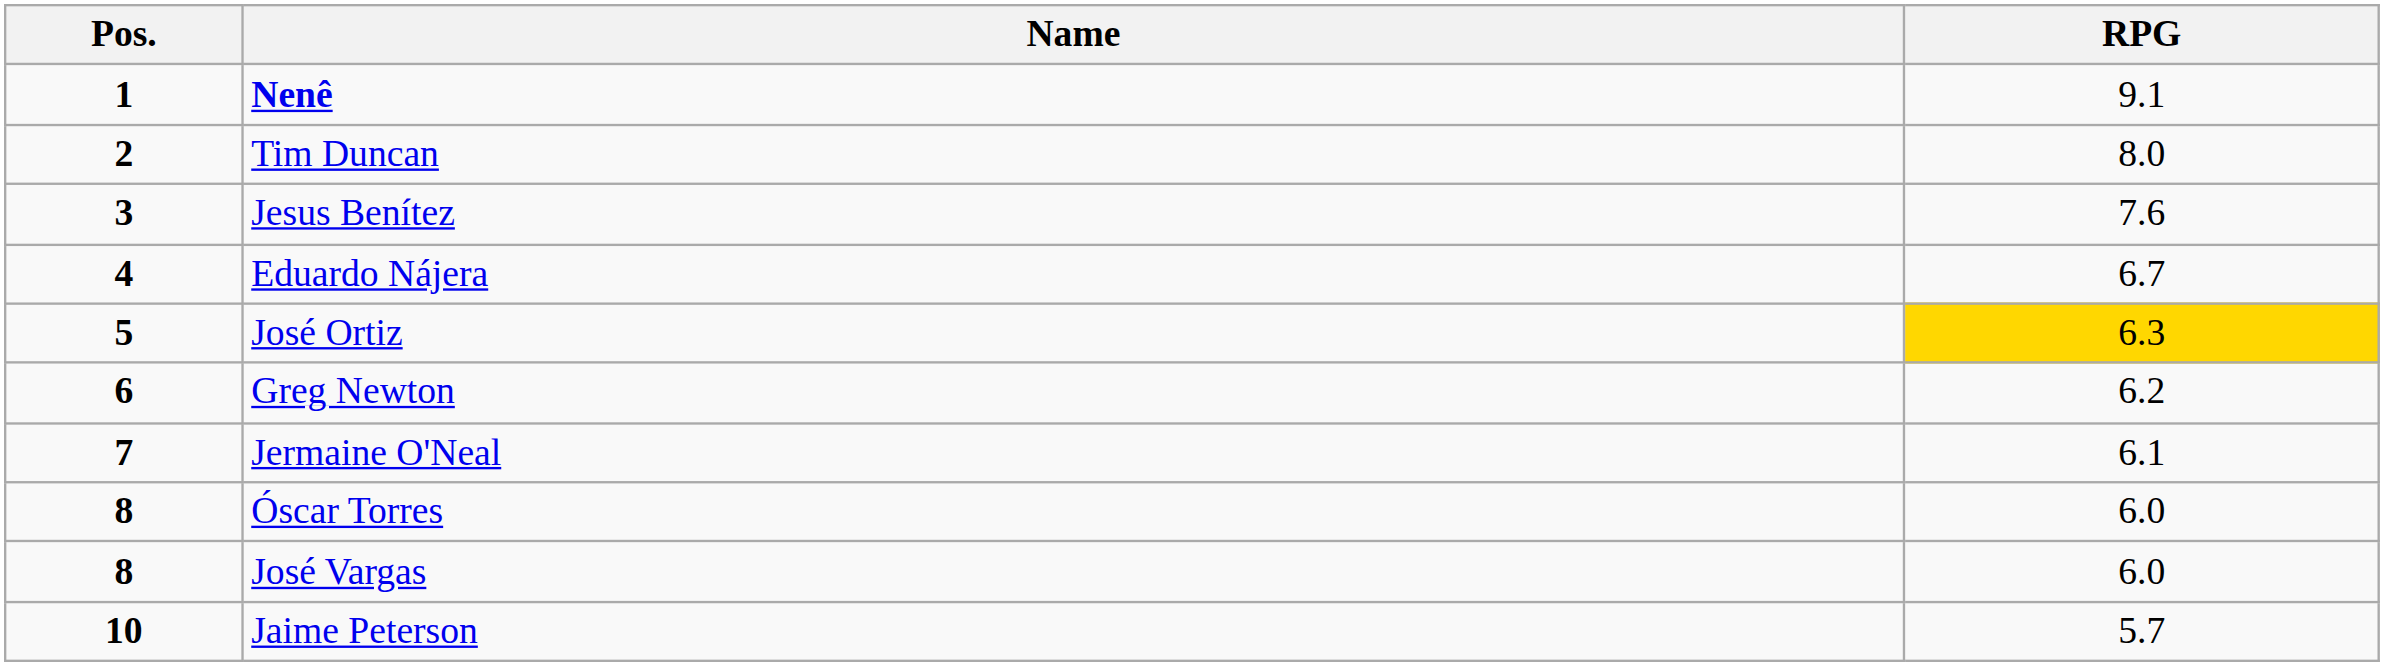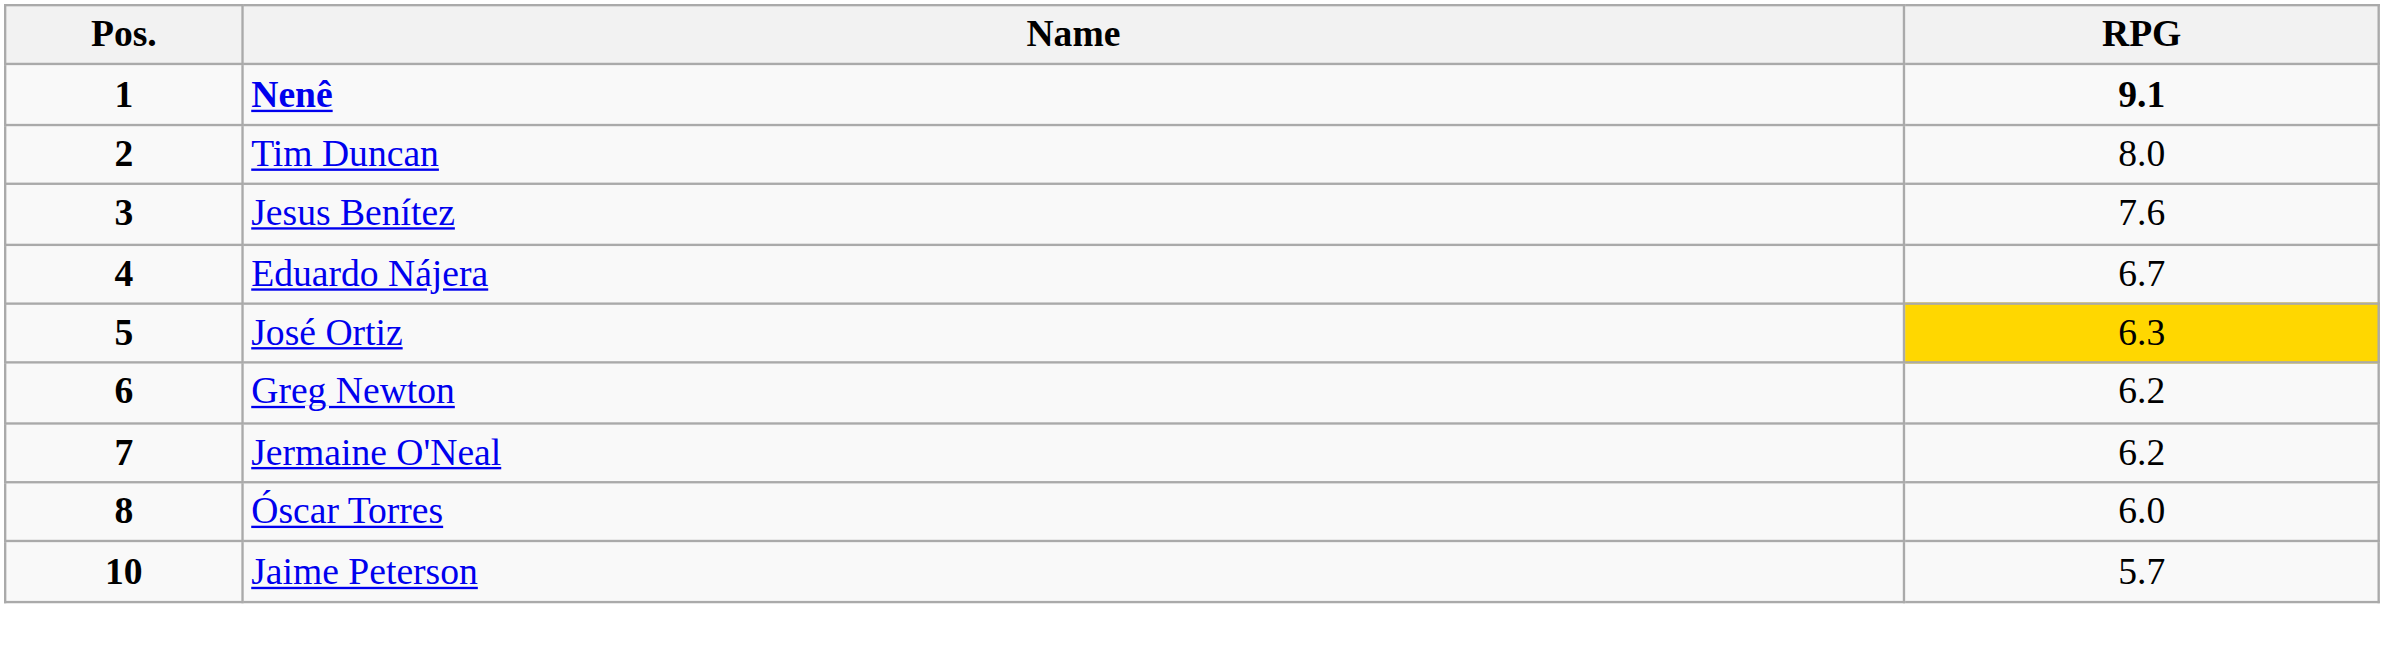(2142, 93) normal -> (2142, 93) bold
(2142, 451) 6.1 -> (2142, 451) 6.2
- row: (339, 570)
